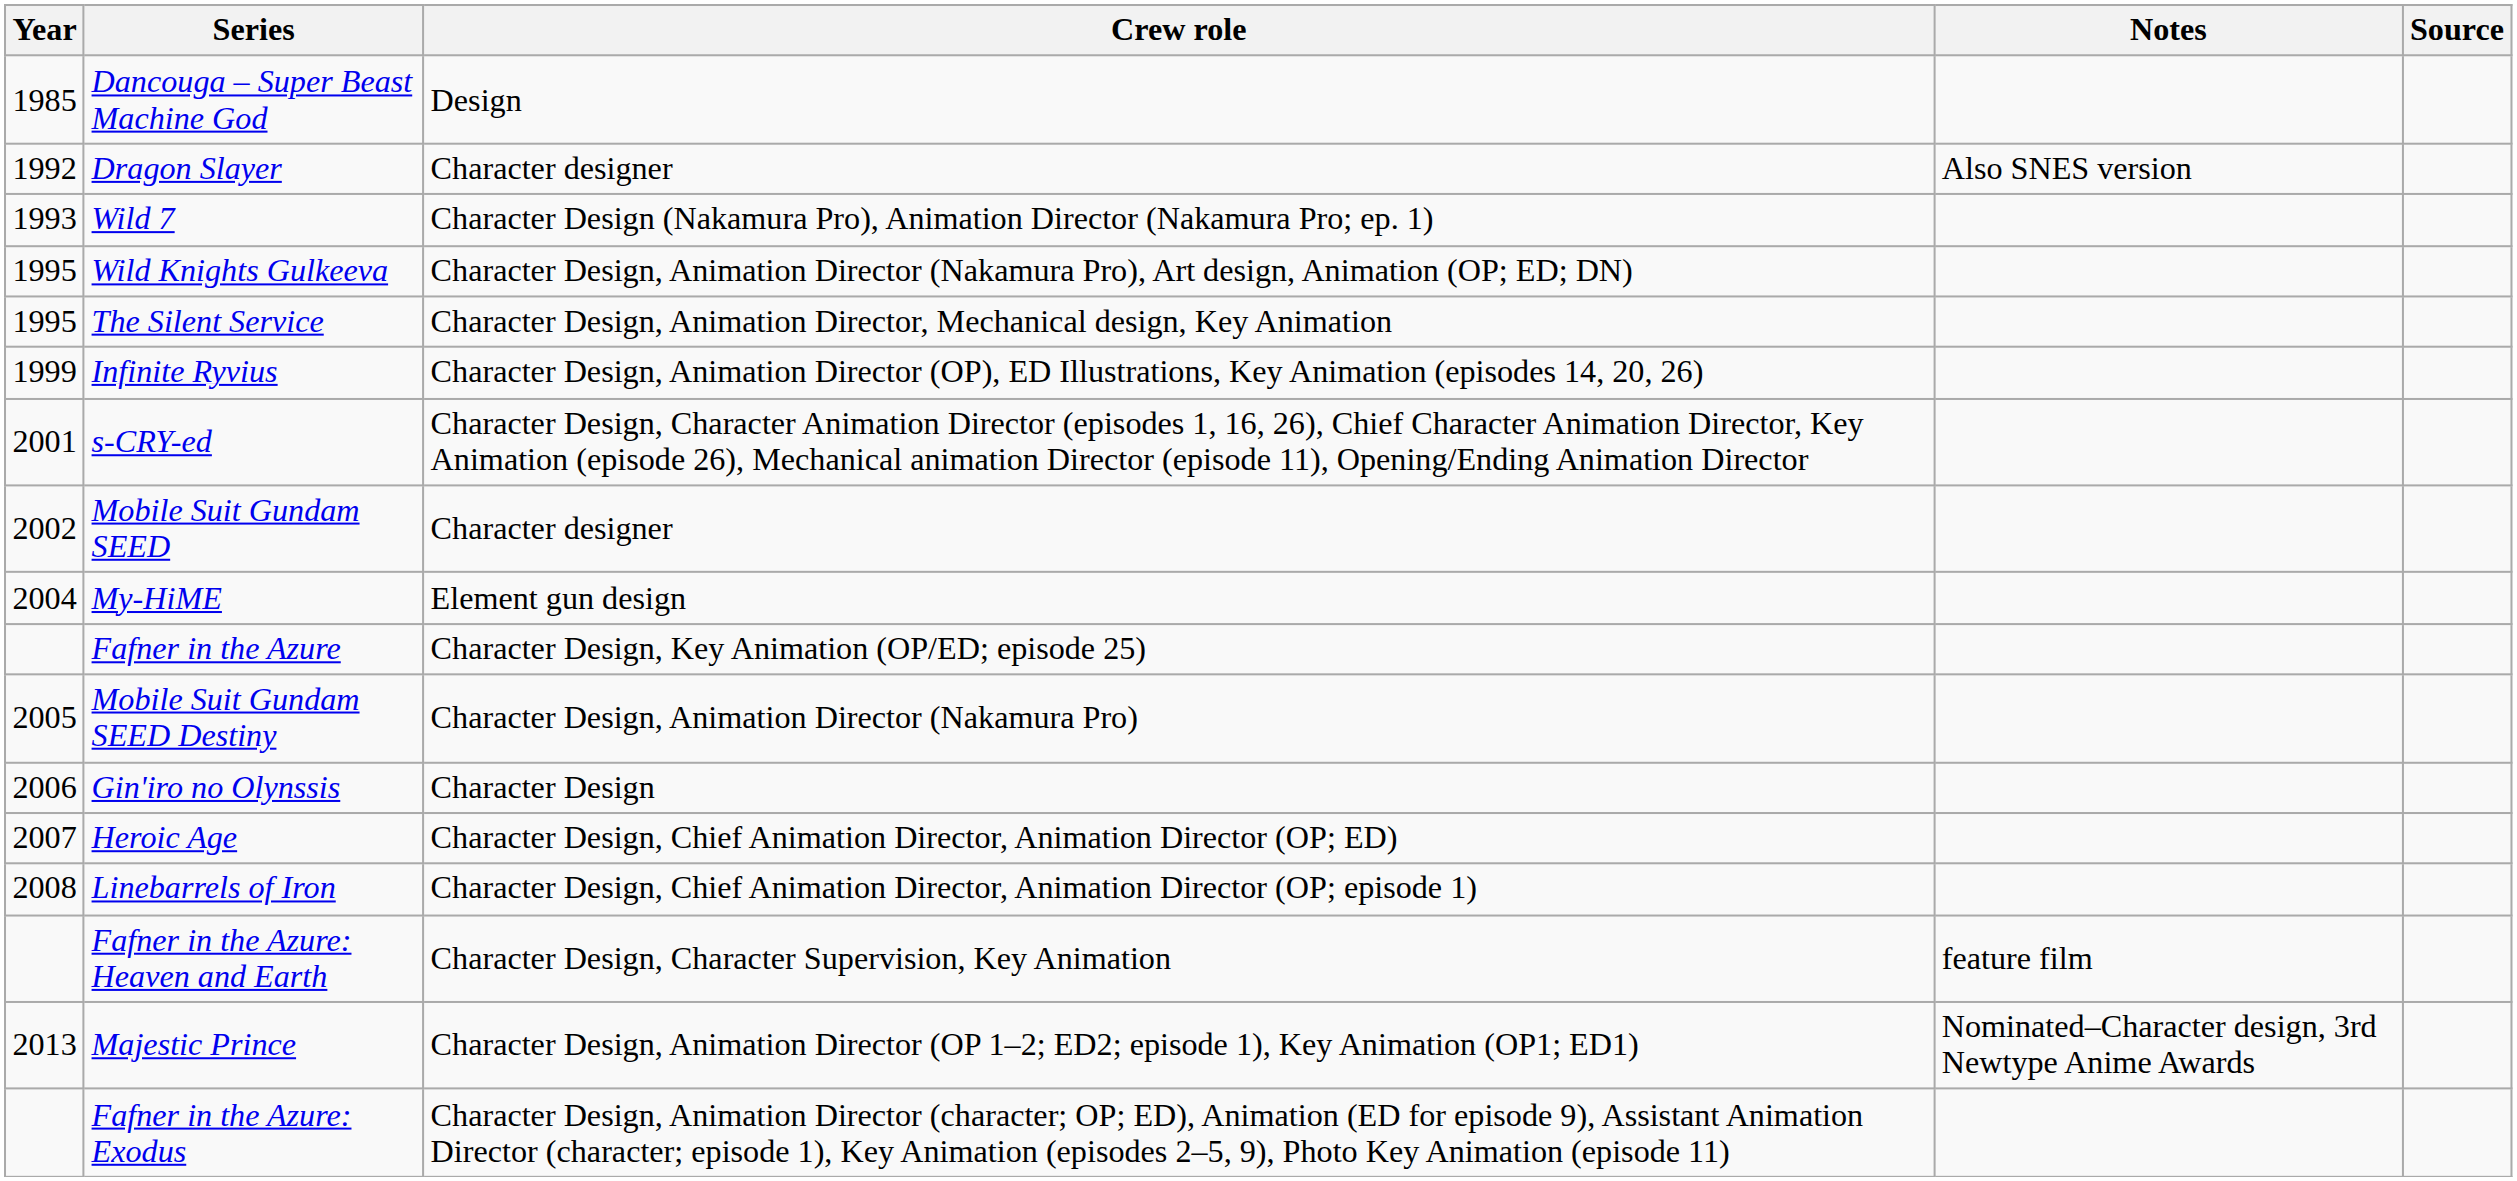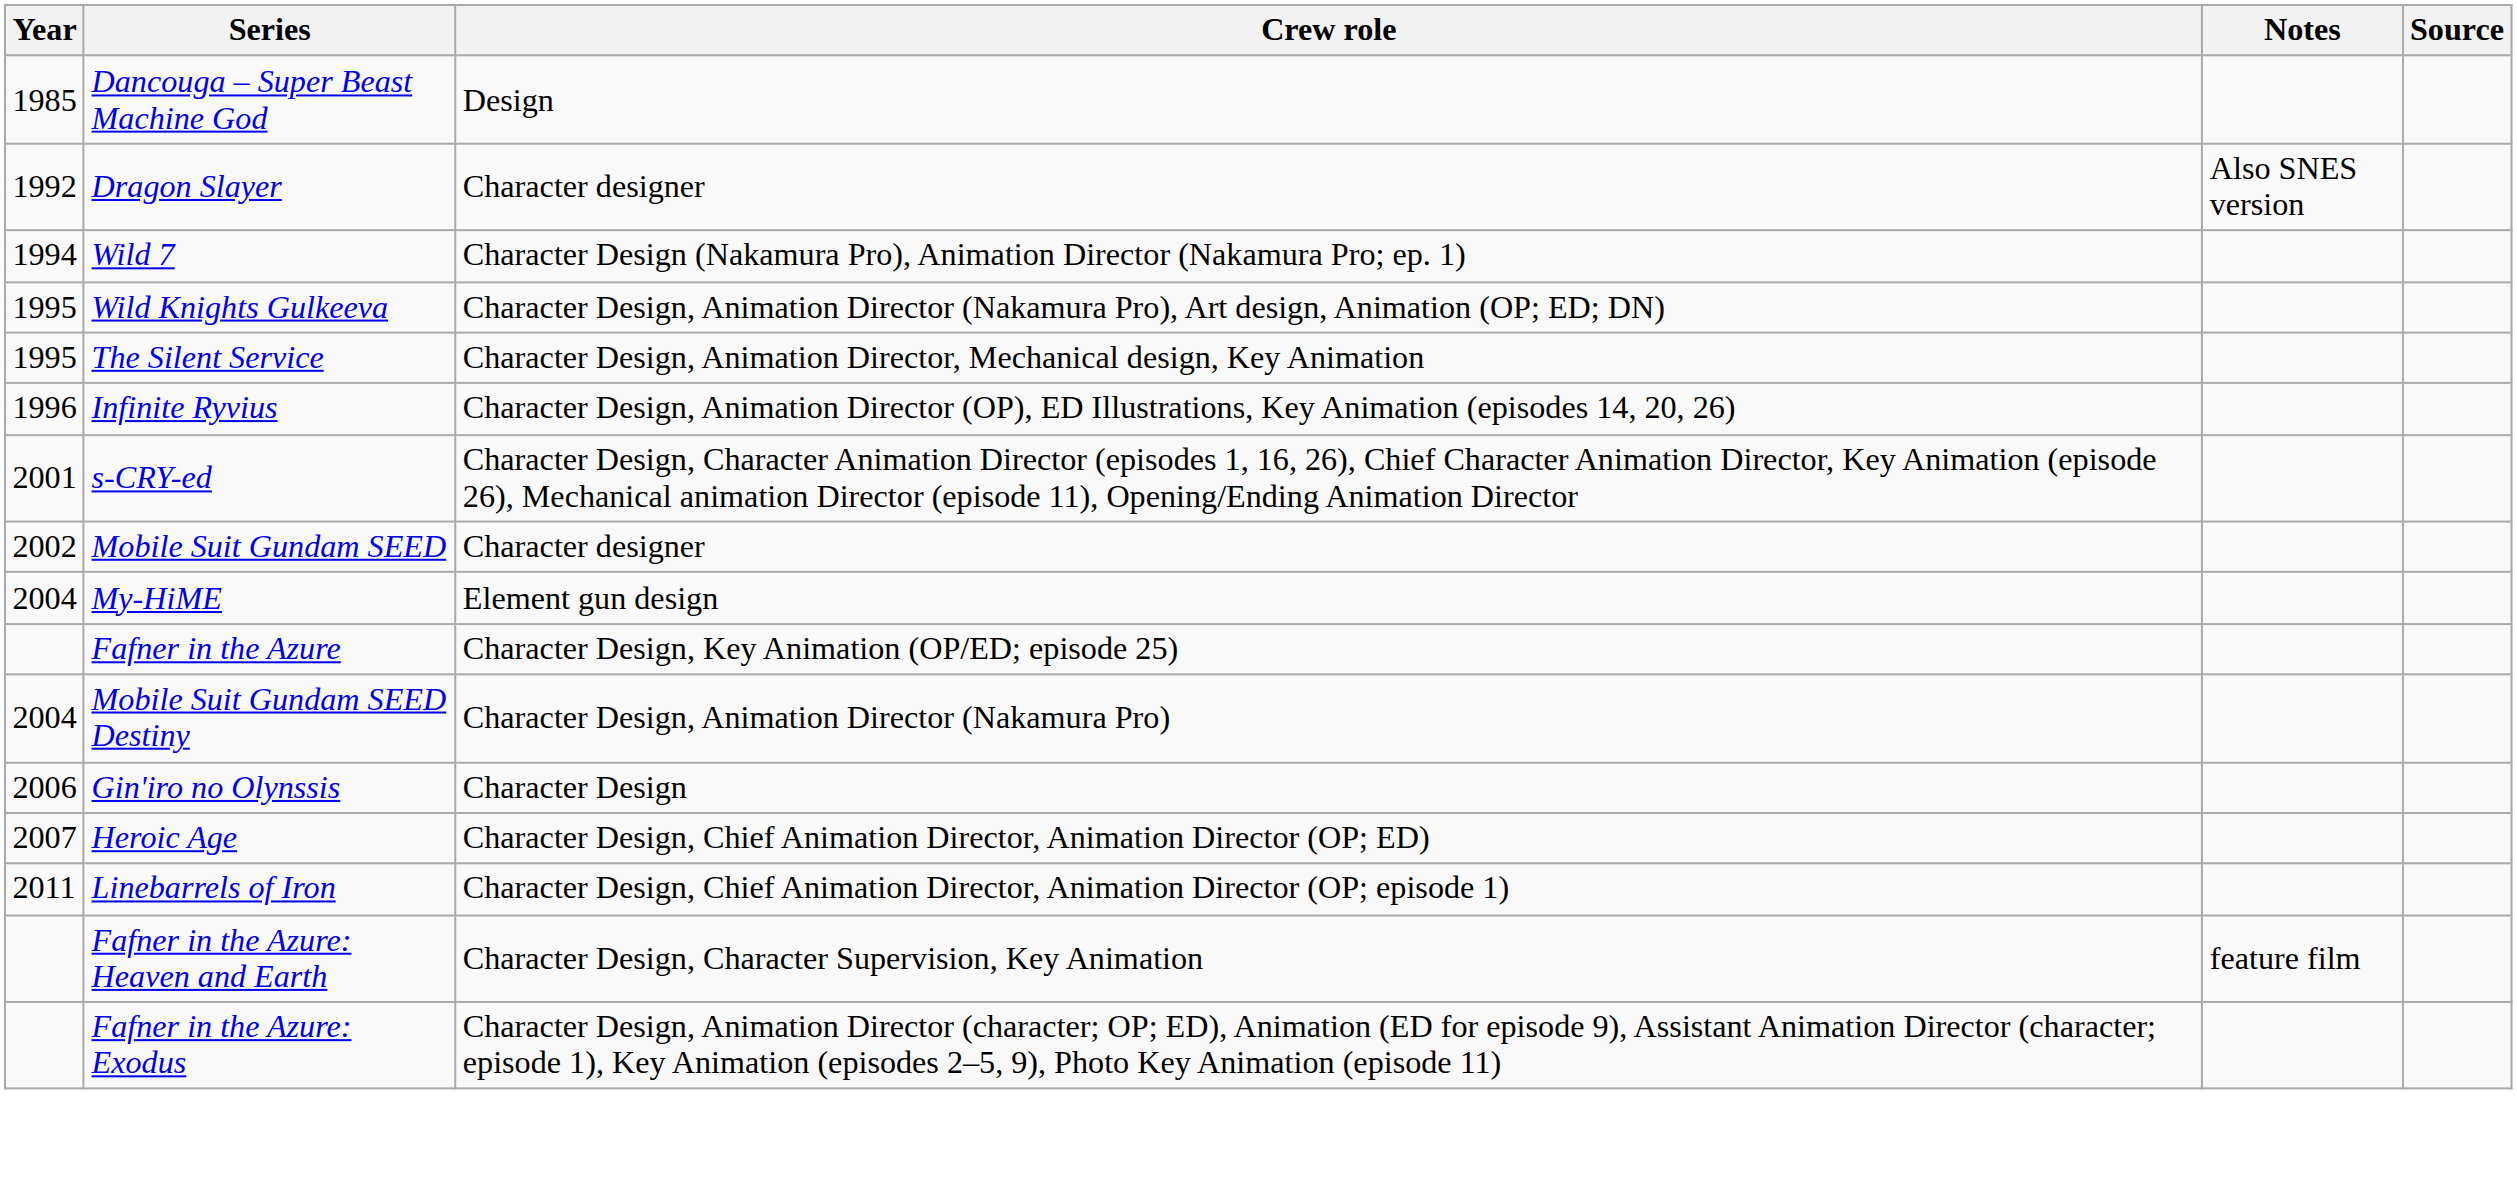(45, 219) 1993 -> (45, 255) 1994
(45, 372) 1999 -> (45, 408) 1996
(45, 717) 2005 -> (45, 717) 2004
(45, 888) 2008 -> (44, 888) 2011
- row: (194, 1045)
